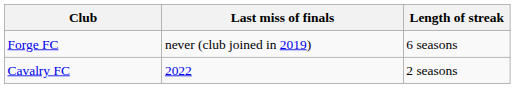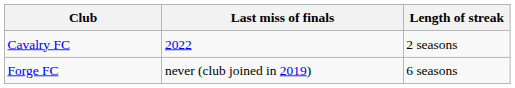rows swapped: (33, 44) <-> (39, 70)
